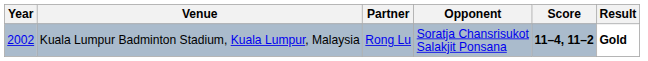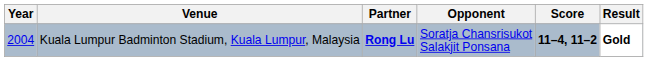(21, 40) 2002 -> (21, 40) 2004
(388, 40) normal -> (390, 40) bold
